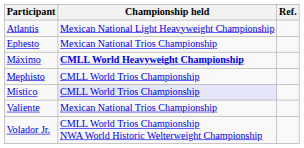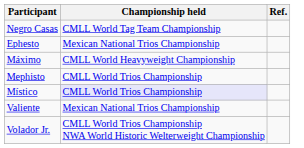- row: (23, 28)
+ row: (32, 28)
(152, 60) bold -> (149, 60) normal
